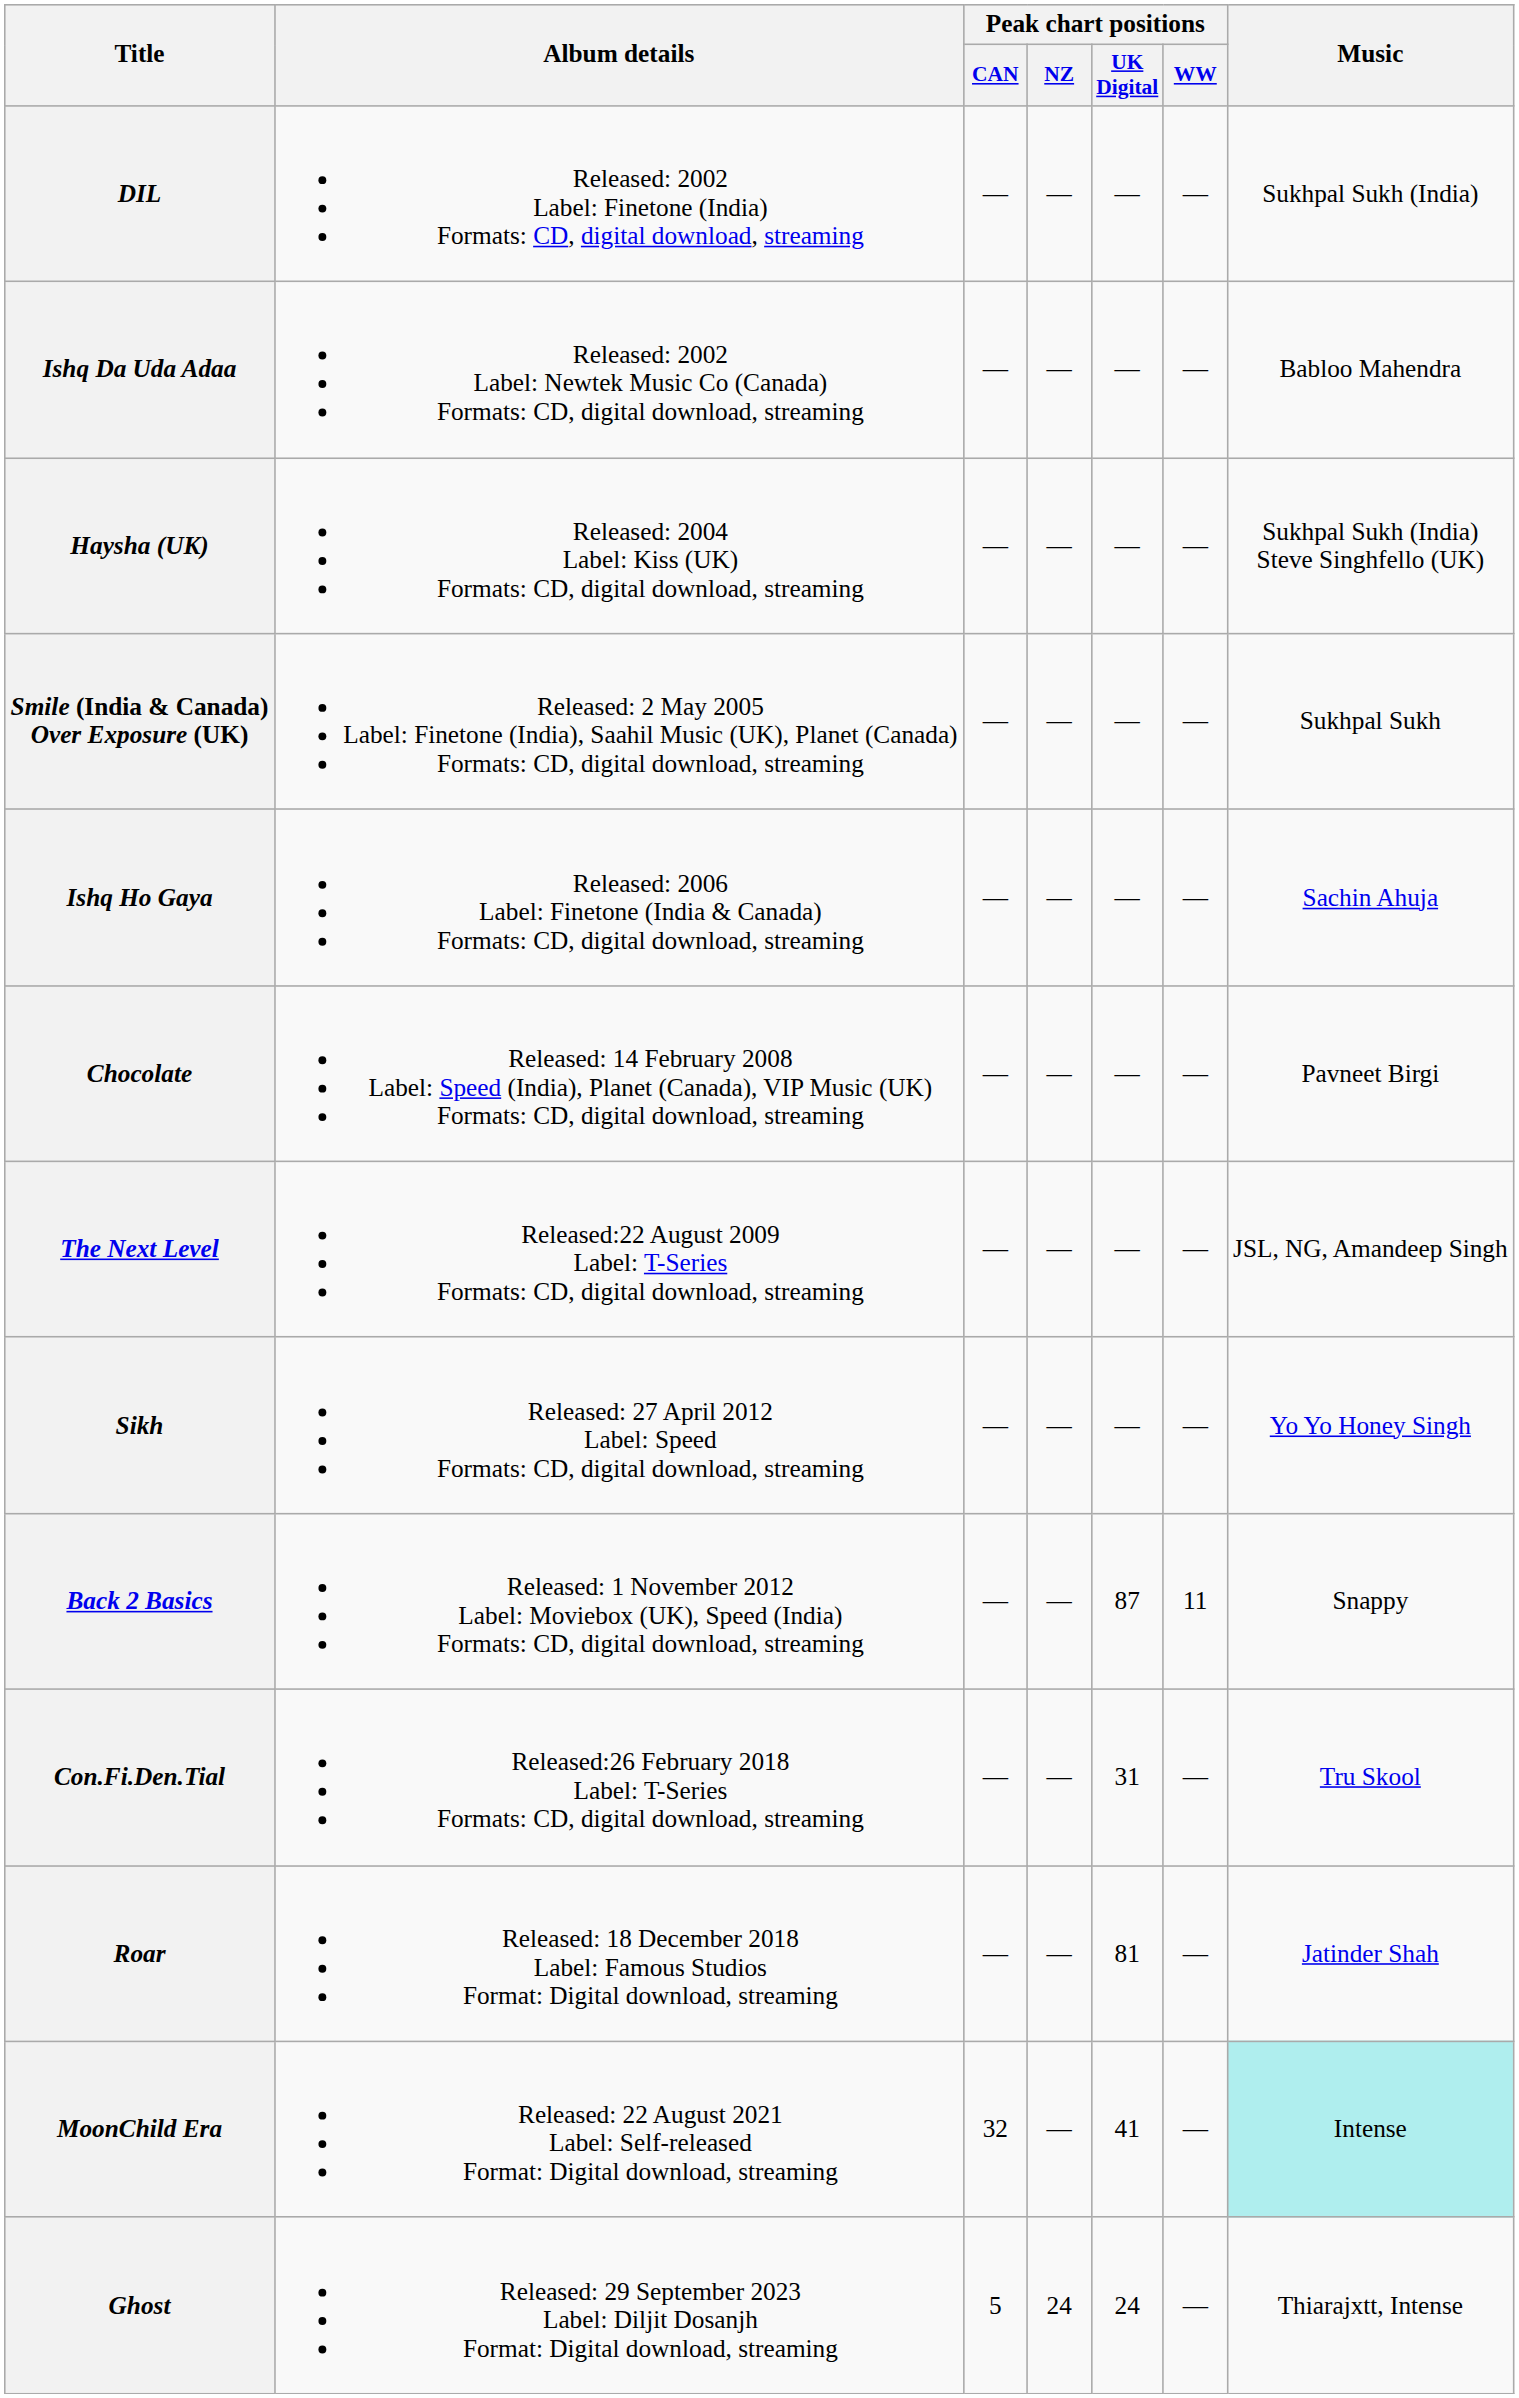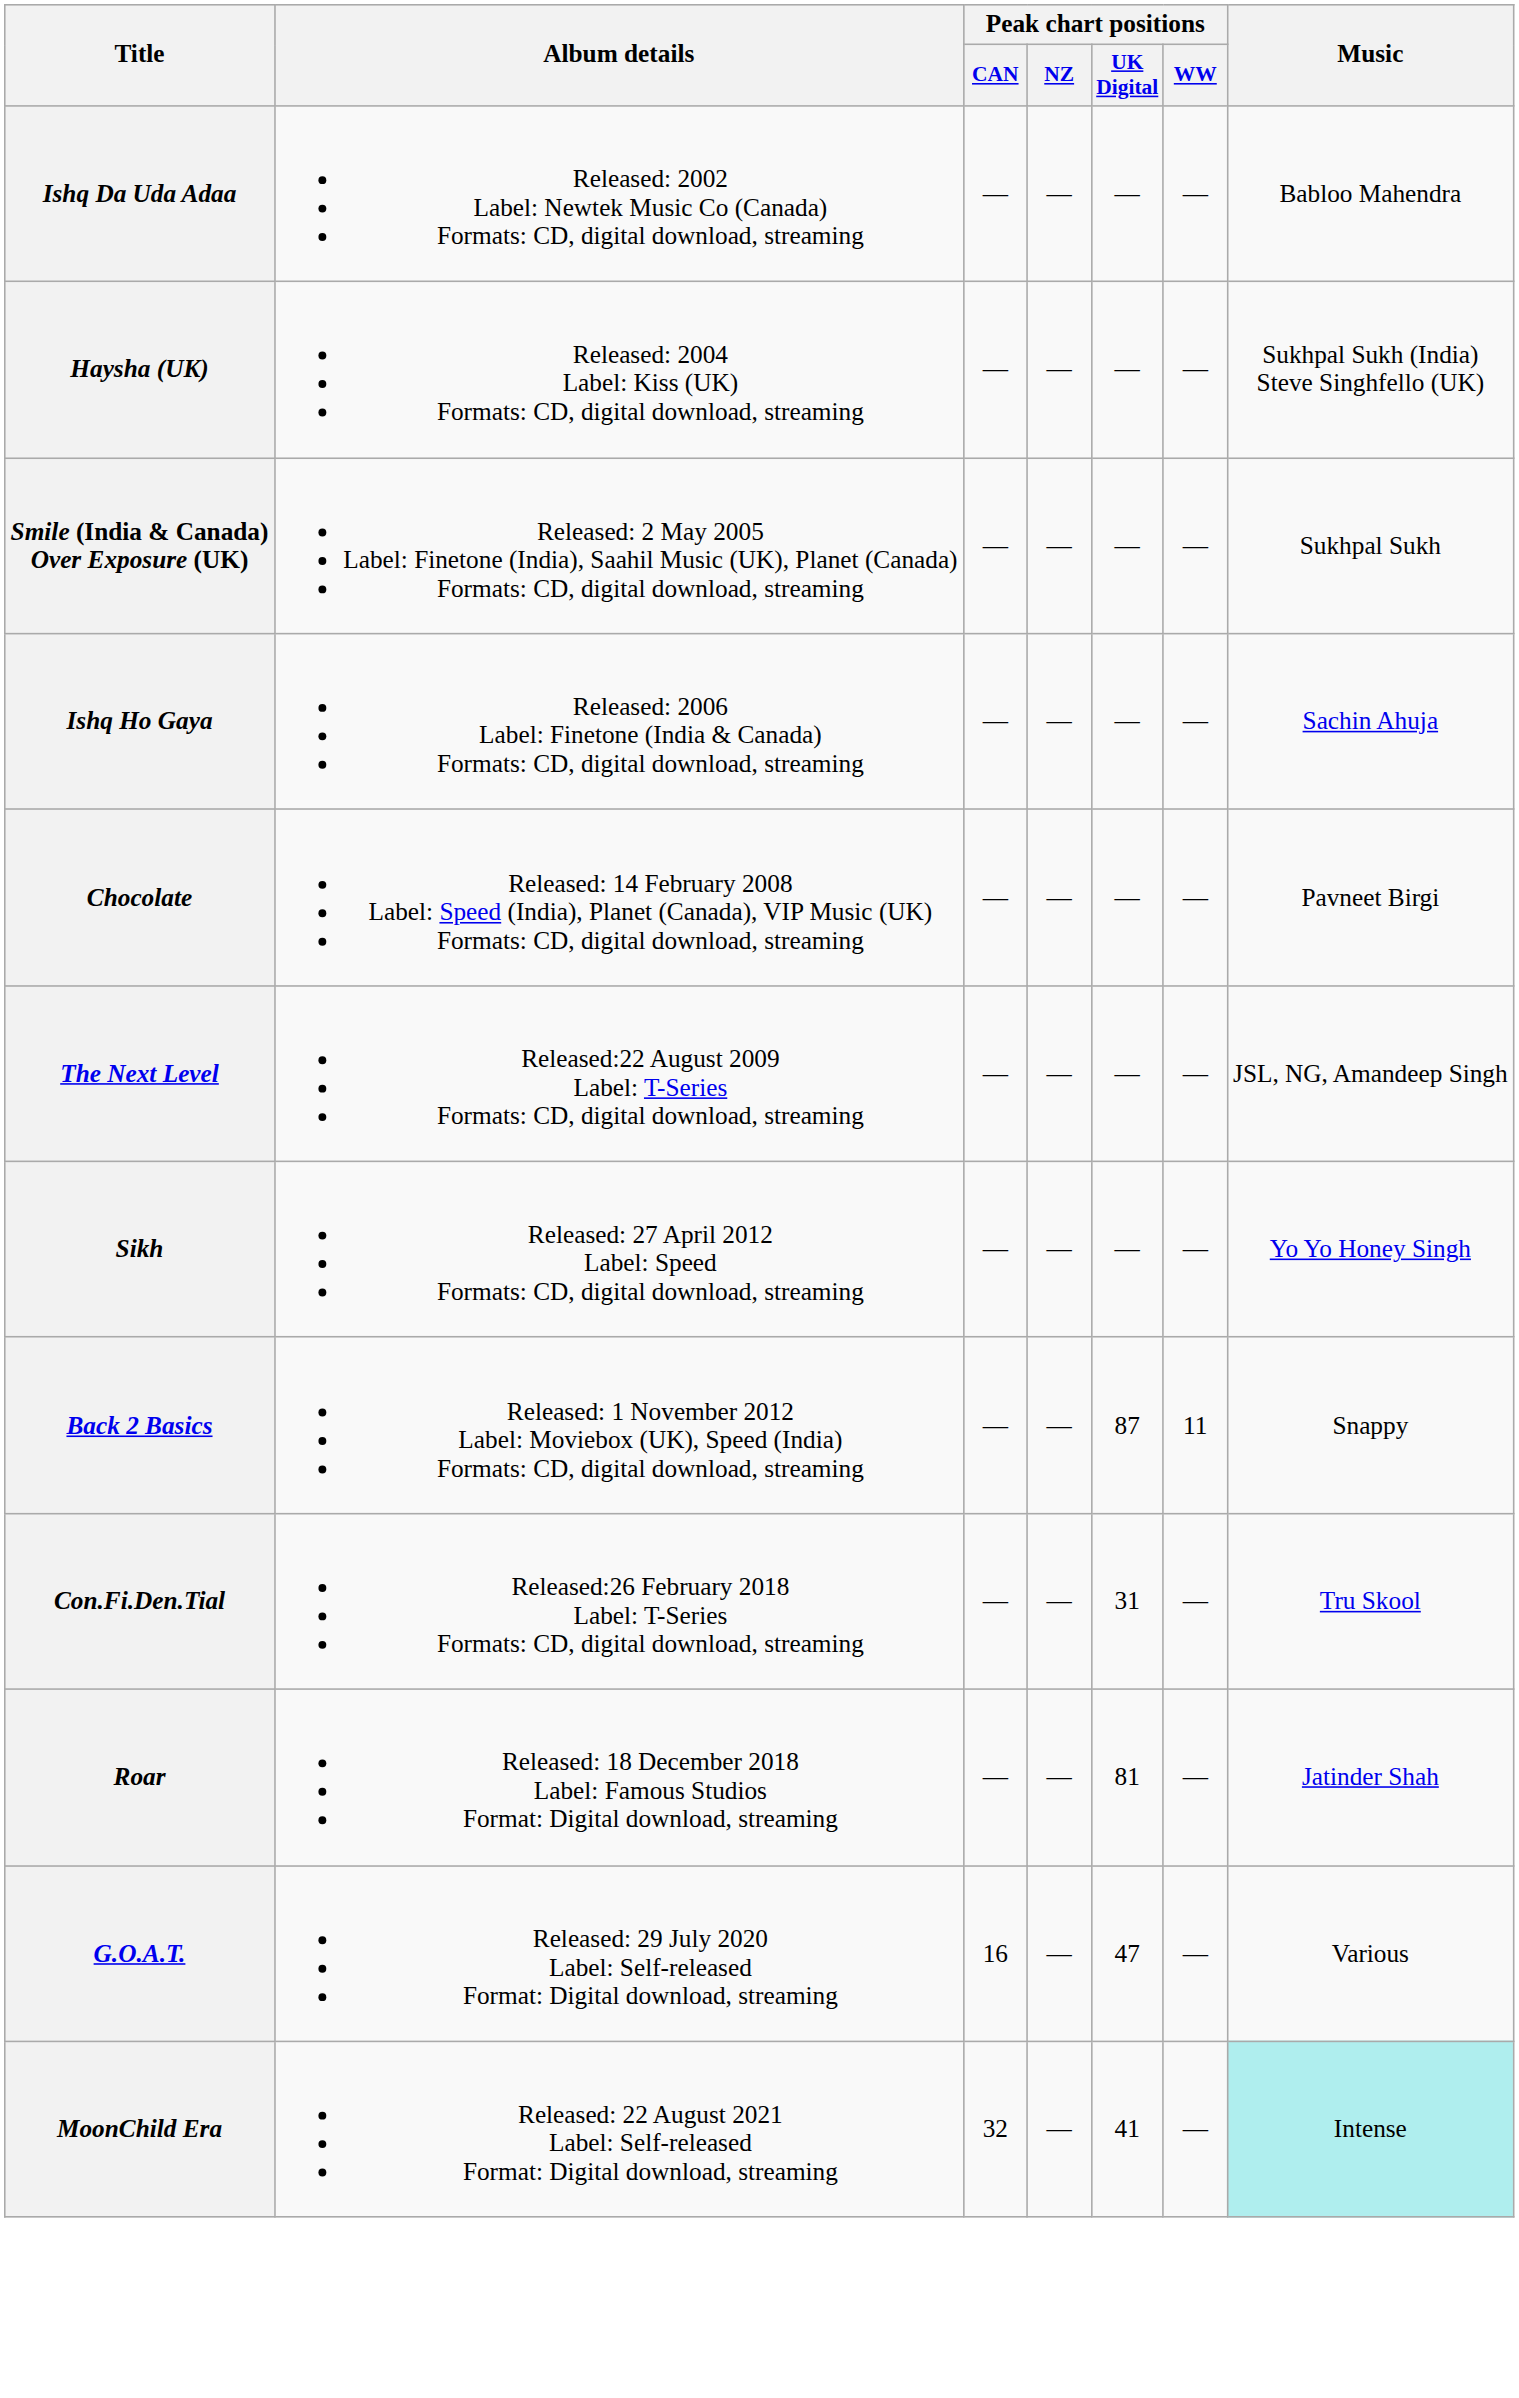- row: (140, 193)
+ row: (140, 1953)
- row: (140, 2304)
